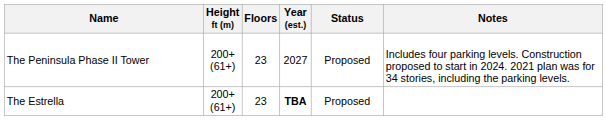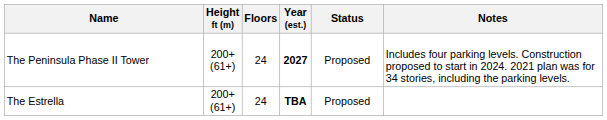(261, 60) 23 -> (261, 60) 24
(295, 60) normal -> (295, 60) bold
(261, 101) 23 -> (261, 101) 24
